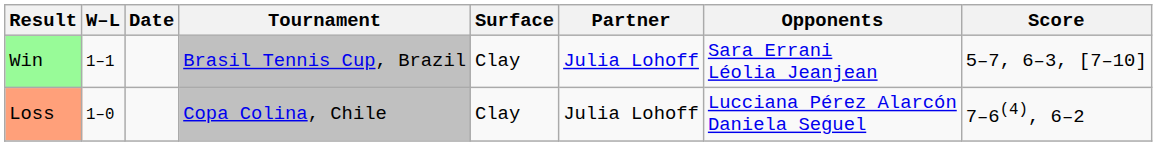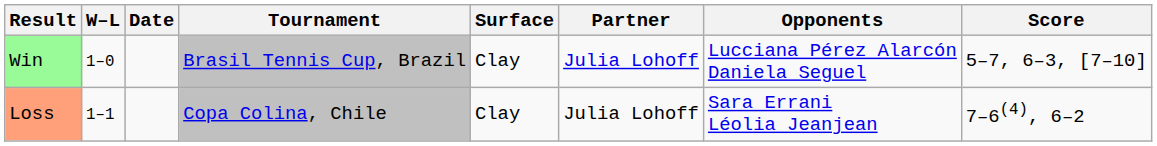(100, 62) 1–1 -> (100, 62) 1–0
(793, 62) Sara Errani Léolia Jeanjean -> (832, 62) Lucciana Pérez Alarcón Daniela Seguel
(100, 115) 1–0 -> (100, 115) 1–1
(832, 114) Lucciana Pérez Alarcón Daniela Seguel -> (793, 114) Sara Errani Léolia Jeanjean
